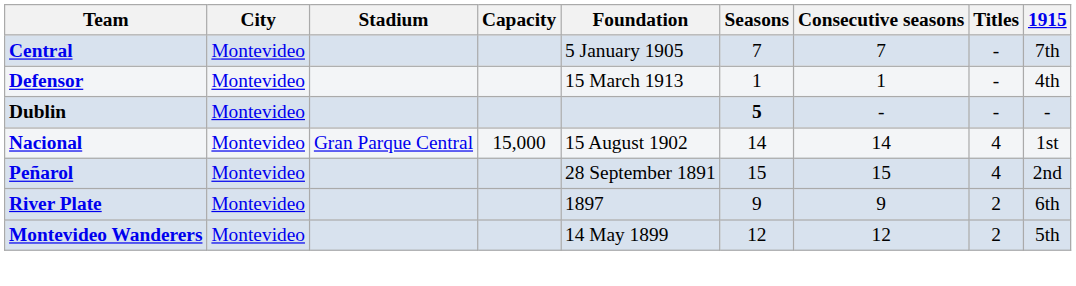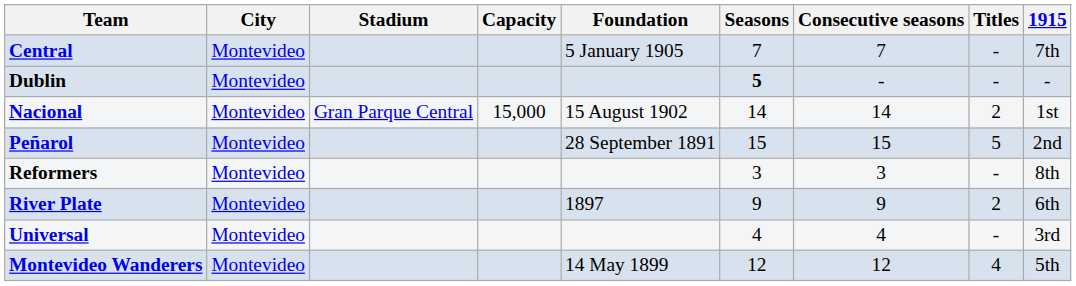- row: (46, 81)
(996, 142) 4 -> (996, 111) 2
(996, 173) 4 -> (996, 142) 5
+ row: (53, 173)
+ row: (49, 234)
(996, 234) 2 -> (996, 265) 4
